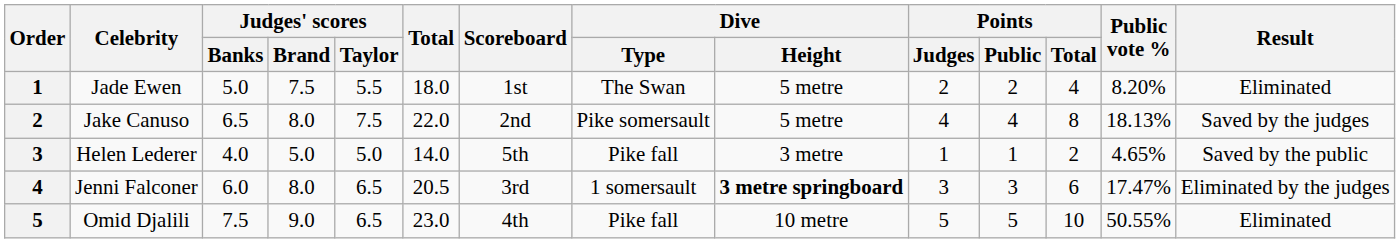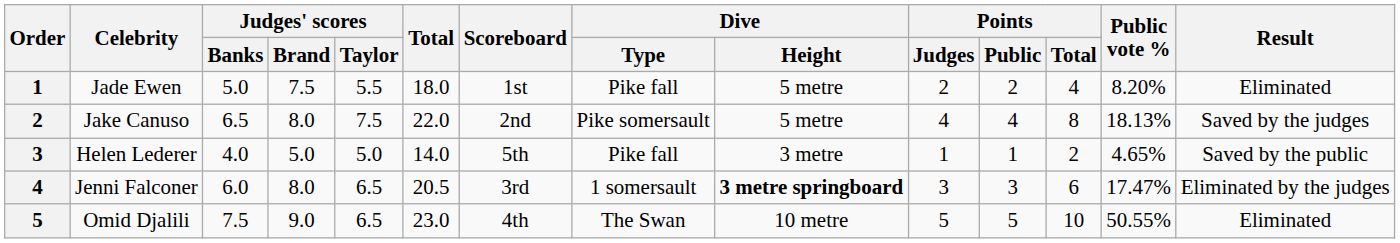(643, 87) The Swan -> (643, 87) Pike fall
(643, 220) Pike fall -> (643, 220) The Swan
